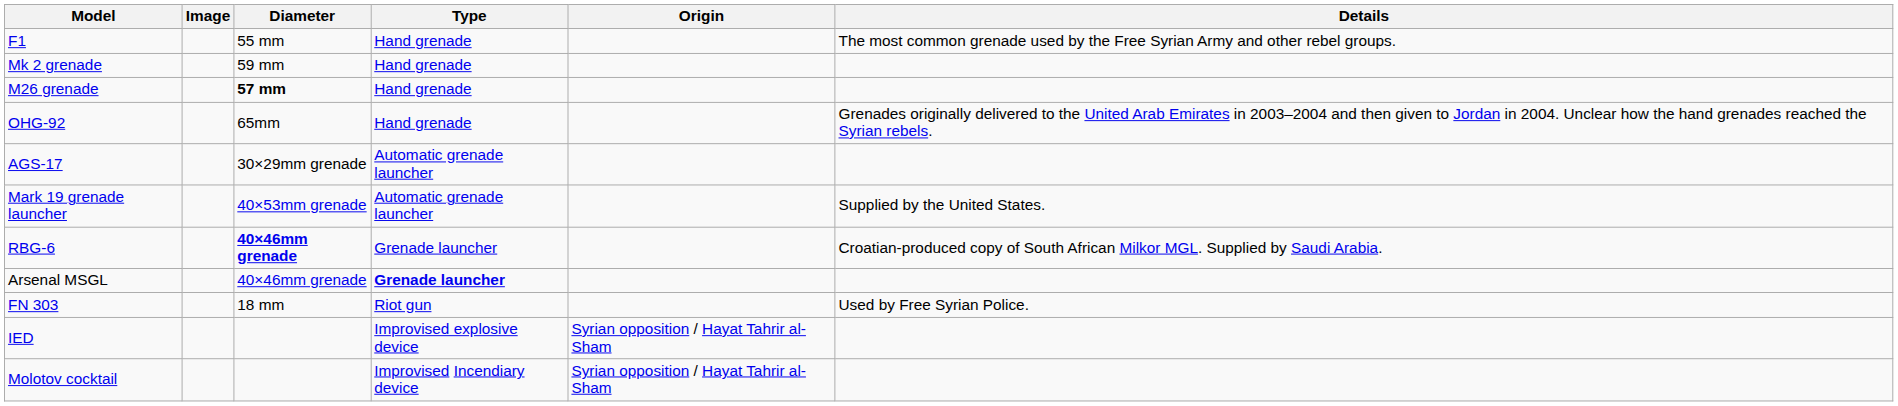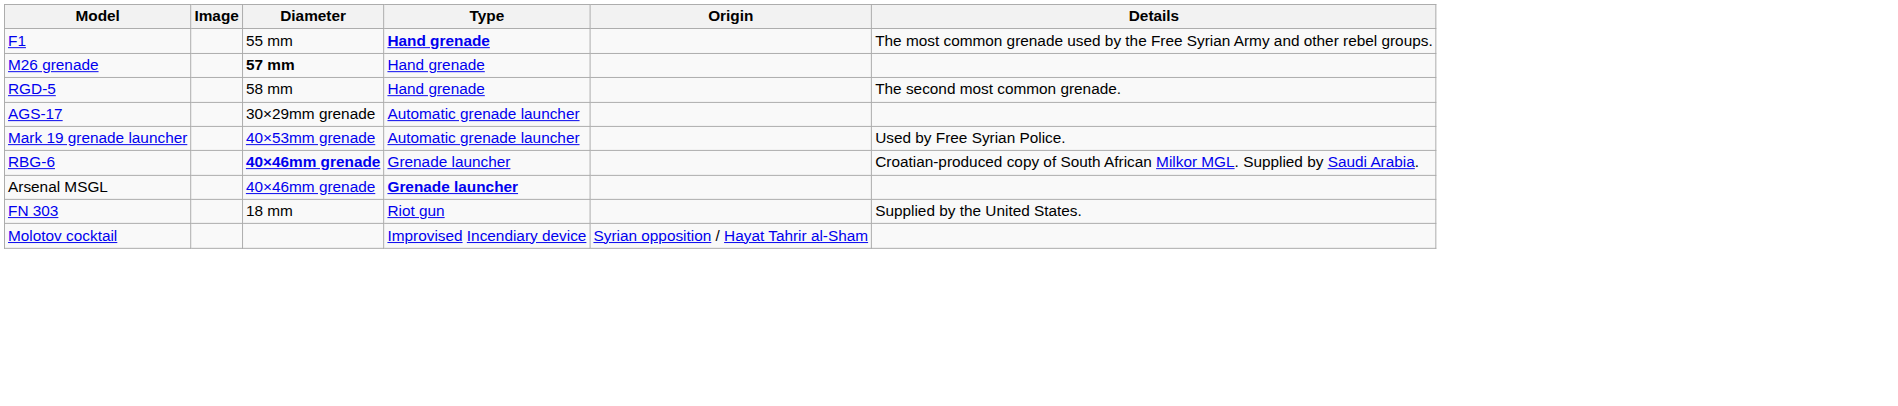(423, 41) normal -> (439, 41) bold
- row: (55, 65)
+ row: (32, 89)
- row: (37, 122)
(942, 206) Supplied by the United States. -> (970, 138) Used by Free Syrian Police.
(934, 305) Used by Free Syrian Police. -> (978, 211) Supplied by the United States.
- row: (21, 338)
